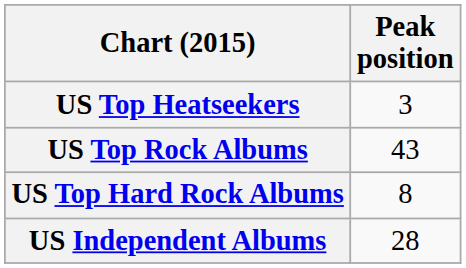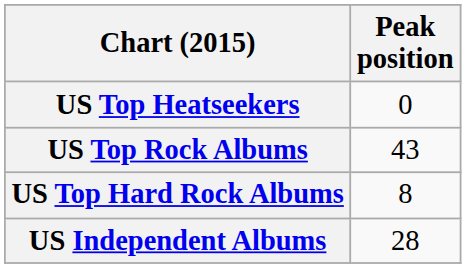(405, 104) 3 -> (405, 104) 0
